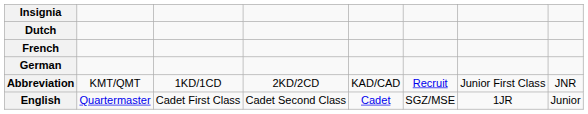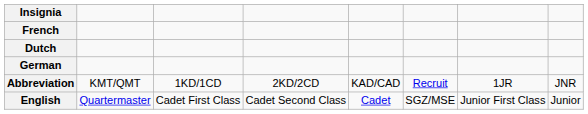rows swapped: (41, 30) <-> (41, 48)
(503, 83) Junior First Class -> (503, 83) 1JR
(503, 100) 1JR -> (503, 100) Junior First Class
